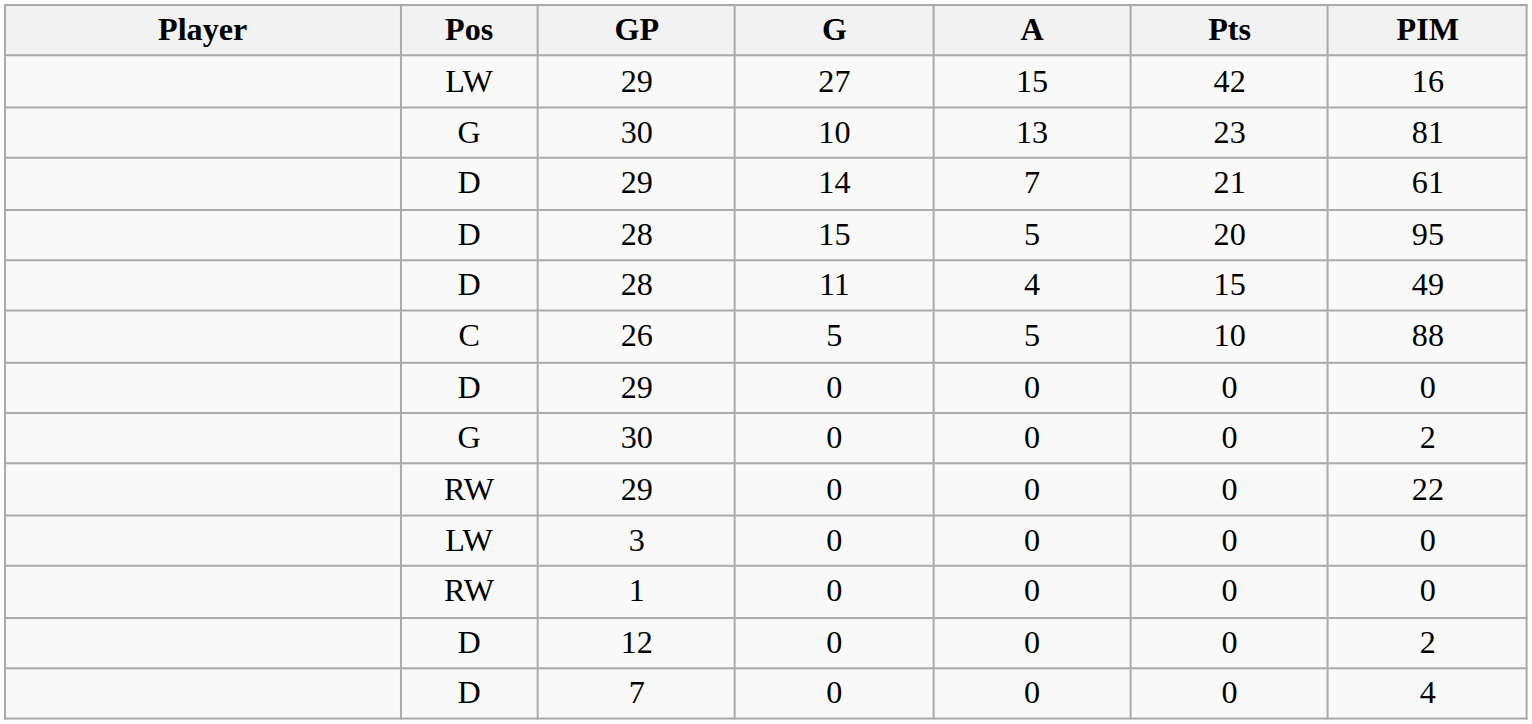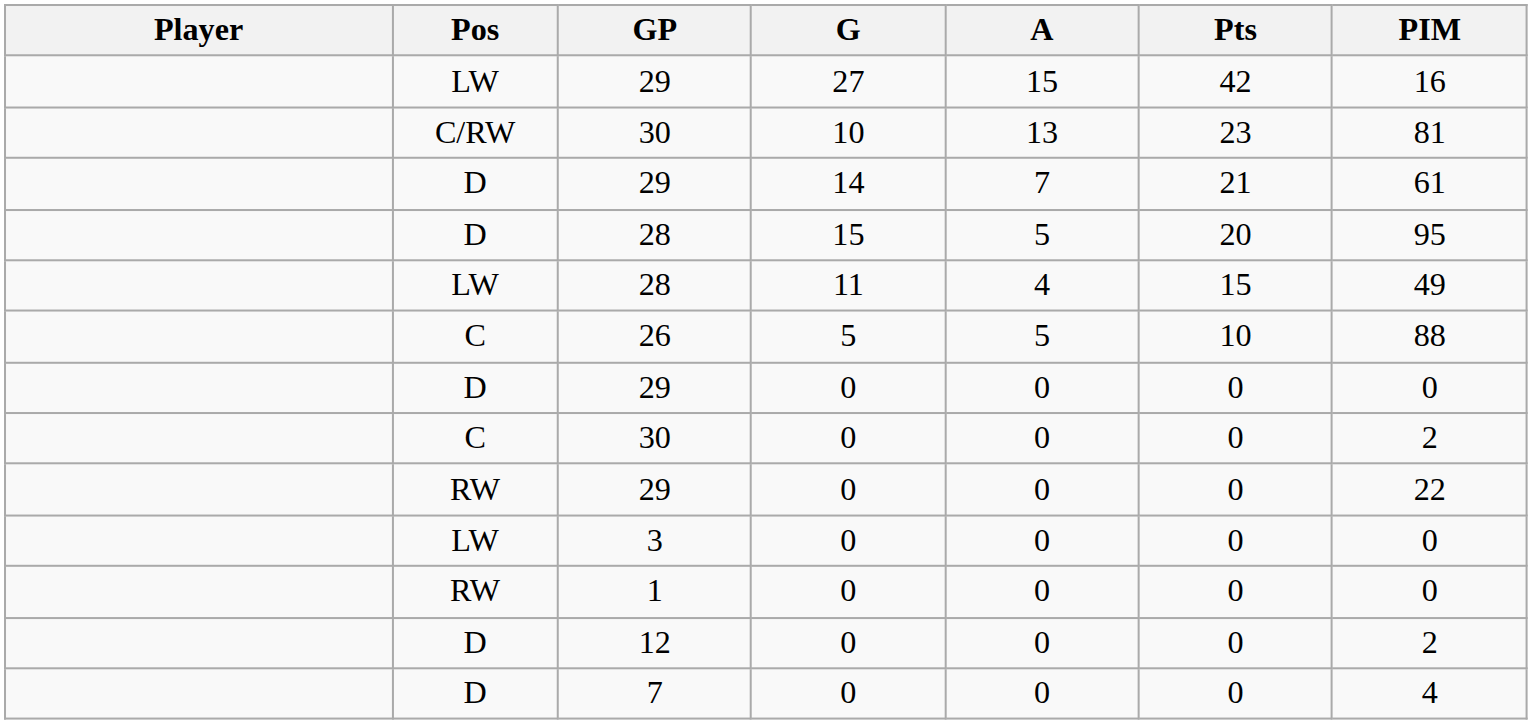(469, 132) G -> (475, 132) C/RW
(469, 285) D -> (475, 285) LW
(469, 438) G -> (475, 438) C
